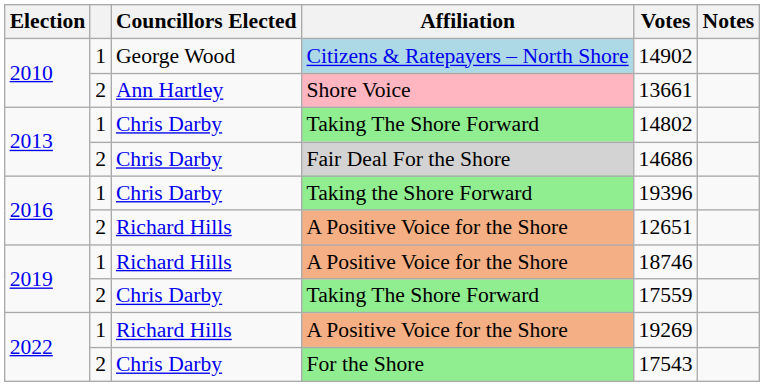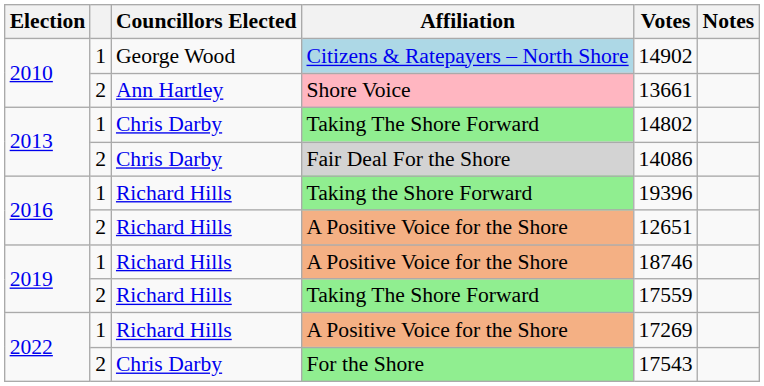(666, 158) 14686 -> (666, 158) 14086
(169, 192) Chris Darby -> (174, 192) Richard Hills
(169, 295) Chris Darby -> (174, 295) Richard Hills
(666, 329) 19269 -> (666, 329) 17269
